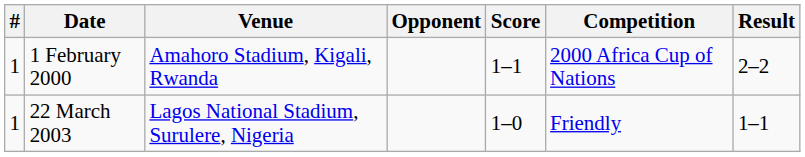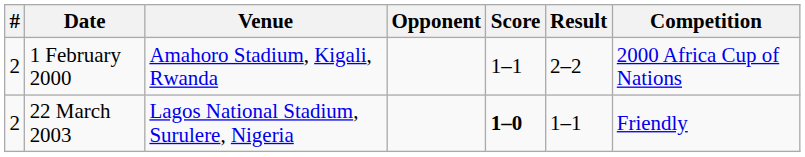columns swapped: (766, 21) <-> (639, 21)
(15, 66) 1 -> (15, 66) 2
(15, 122) 1 -> (15, 122) 2
(506, 122) normal -> (506, 122) bold
